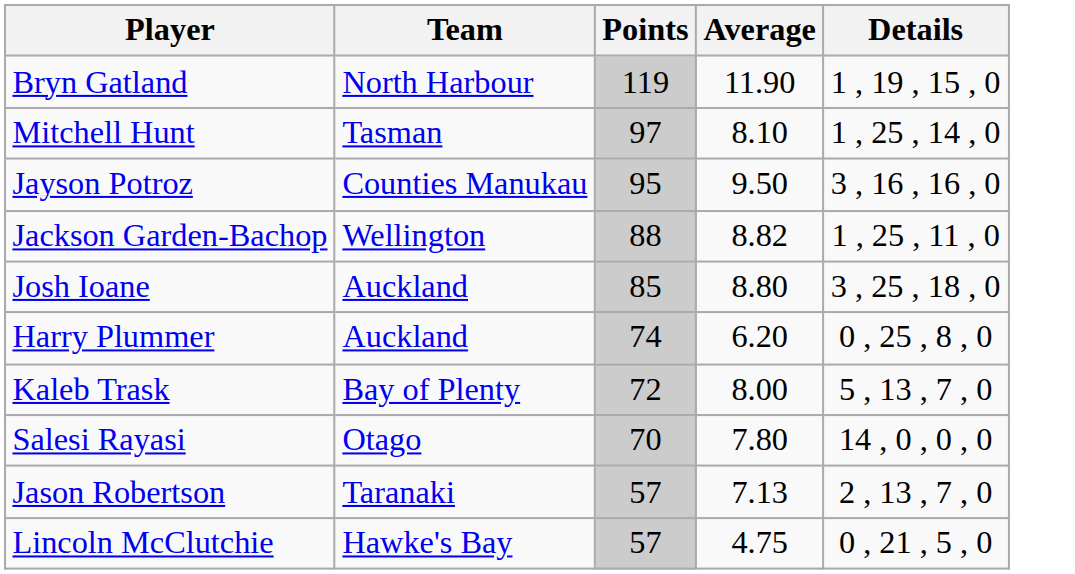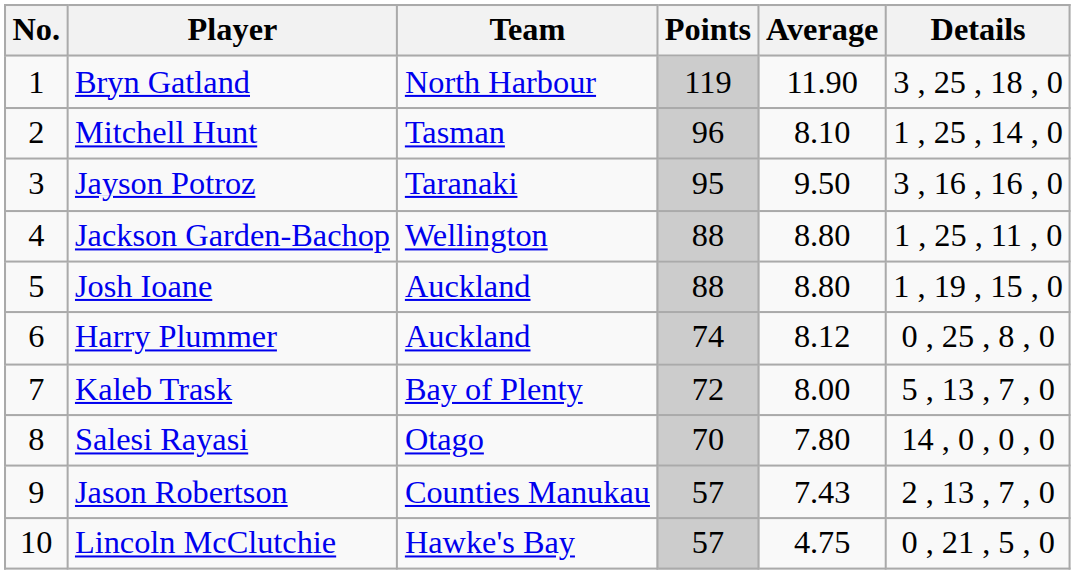+ column: (36, 30)
(916, 81) 1 , 19 , 15 , 0 -> (978, 81) 3 , 25 , 18 , 0
(645, 132) 97 -> (708, 132) 96
(465, 183) Counties Manukau -> (461, 183) Taranaki
(760, 235) 8.82 -> (822, 235) 8.80
(645, 286) 85 -> (708, 286) 88
(916, 286) 3 , 25 , 18 , 0 -> (978, 286) 1 , 19 , 15 , 0
(760, 337) 6.20 -> (822, 337) 8.12
(399, 491) Taranaki -> (527, 491) Counties Manukau
(760, 491) 7.13 -> (822, 491) 7.43
